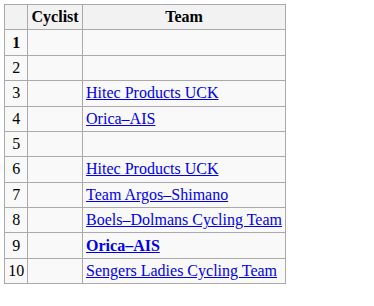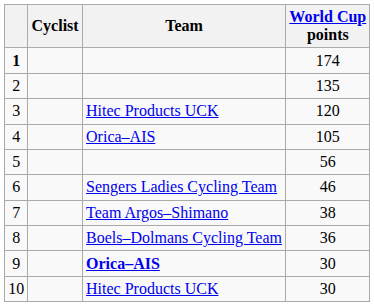+ column: (328, 26)
(152, 169) Hitec Products UCK -> (182, 187) Sengers Ladies Cycling Team
(182, 270) Sengers Ladies Cycling Team -> (152, 288) Hitec Products UCK
